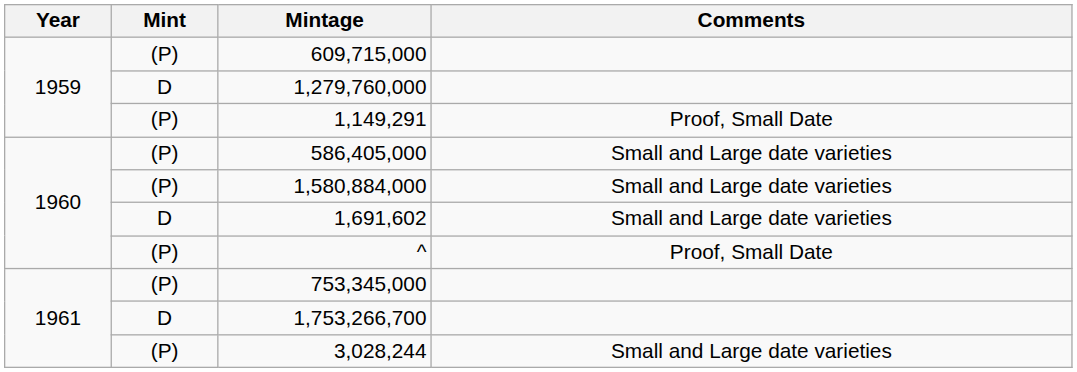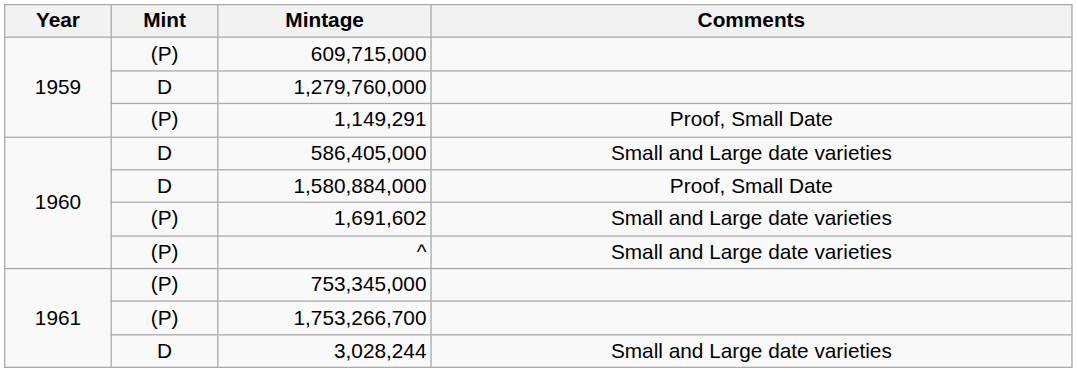(165, 152) (P) -> (165, 152) D
(165, 185) (P) -> (165, 185) D
(751, 185) Small and Large date varieties -> (751, 185) Proof, Small Date
(165, 218) D -> (165, 218) (P)
(751, 251) Proof, Small Date -> (751, 251) Small and Large date varieties
(165, 317) D -> (165, 317) (P)
(165, 350) (P) -> (165, 350) D
